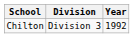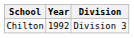columns swapped: (116, 12) <-> (75, 12)
